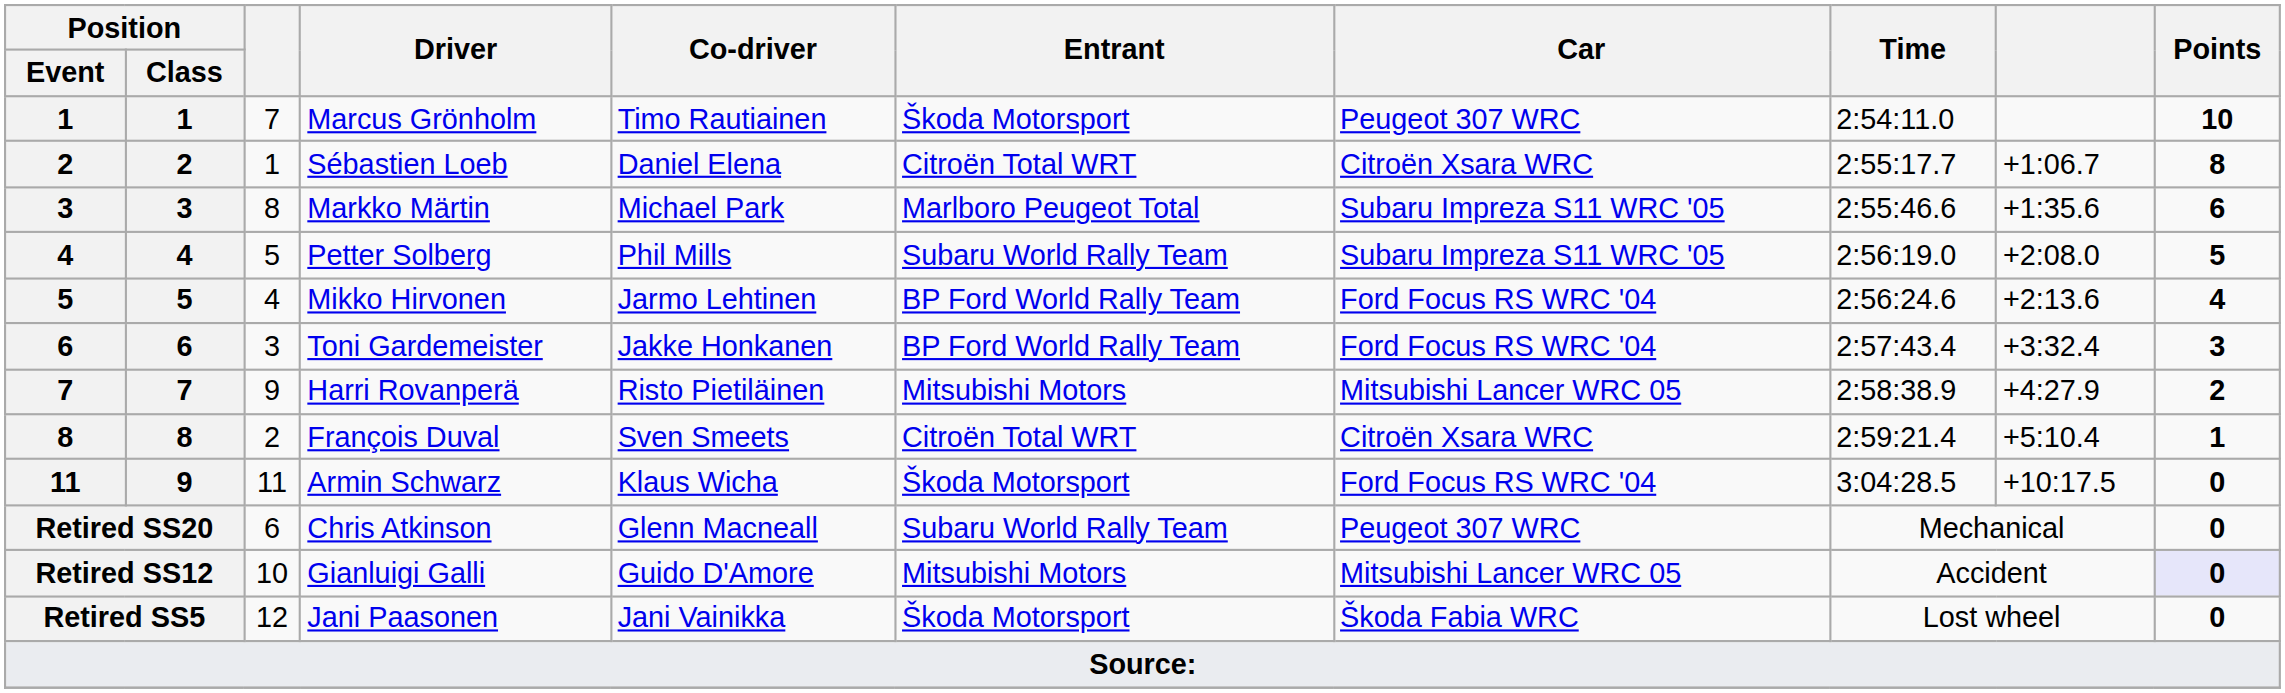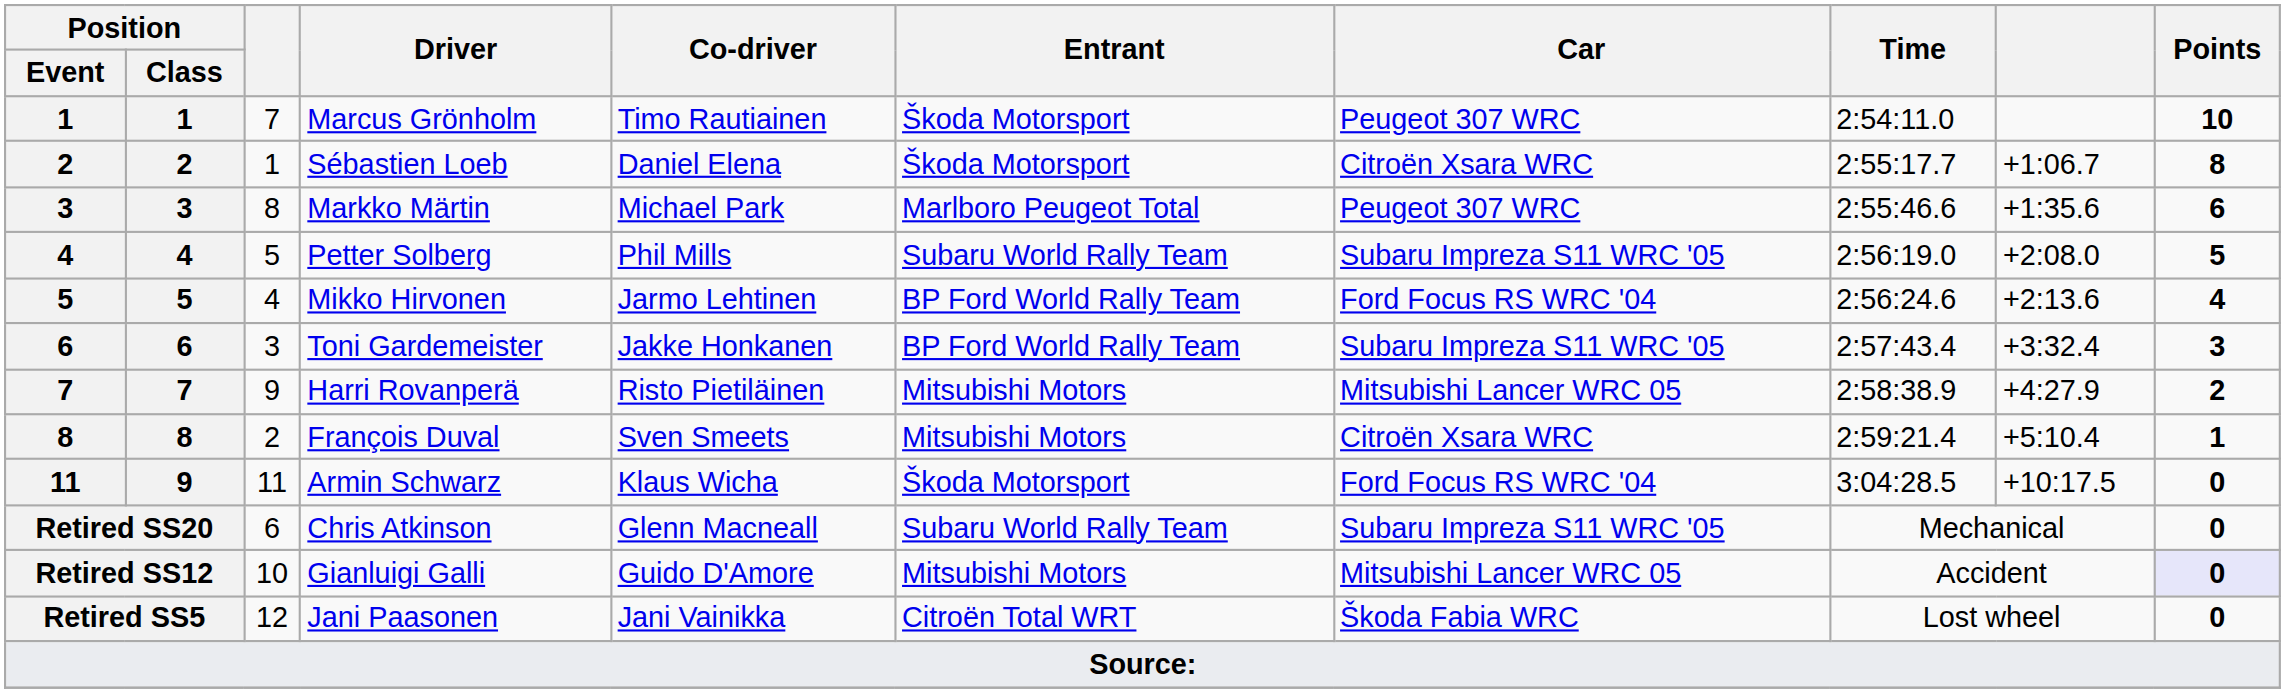(1019, 164) Citroën Total WRT -> (1016, 164) Škoda Motorsport
(1532, 209) Subaru Impreza S11 WRC '05 -> (1460, 209) Peugeot 307 WRC
(1498, 346) Ford Focus RS WRC '04 -> (1532, 346) Subaru Impreza S11 WRC '05
(1019, 436) Citroën Total WRT -> (1014, 436) Mitsubishi Motors
(1460, 527) Peugeot 307 WRC -> (1532, 527) Subaru Impreza S11 WRC '05
(1016, 618) Škoda Motorsport -> (1019, 618) Citroën Total WRT
